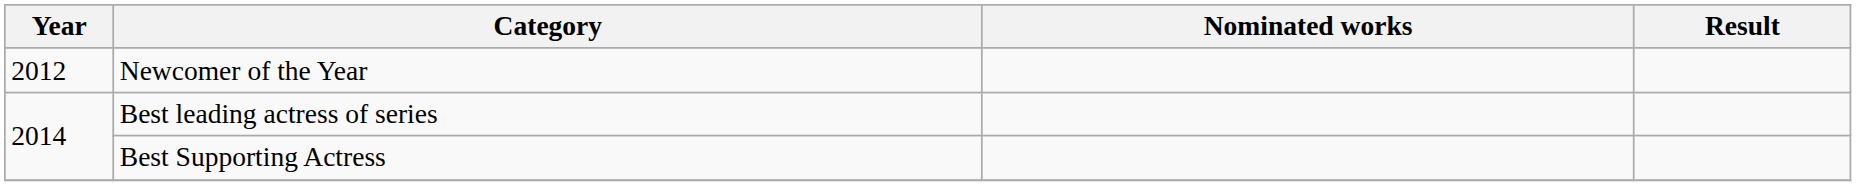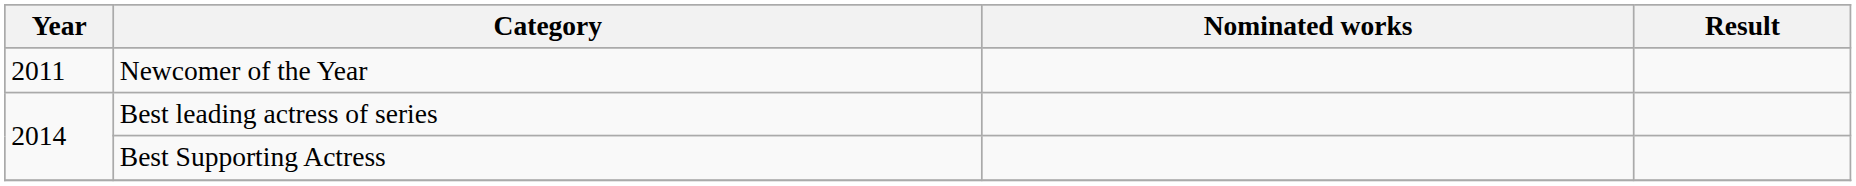(39, 69) 2012 -> (38, 69) 2011
